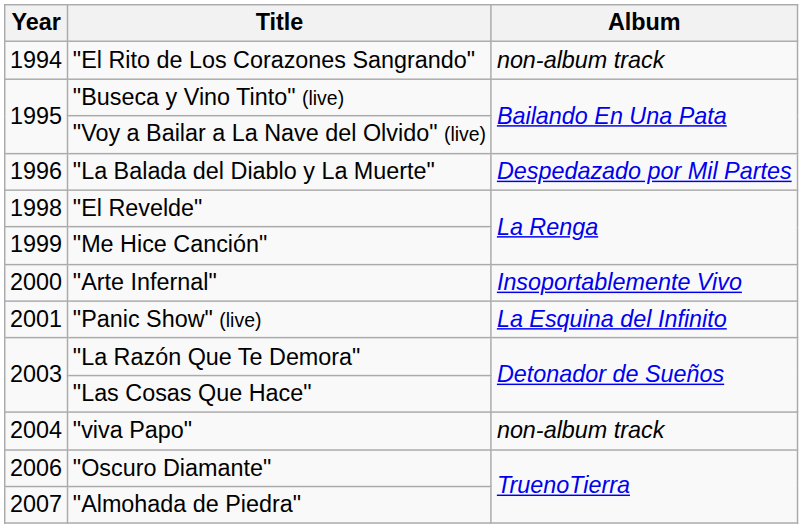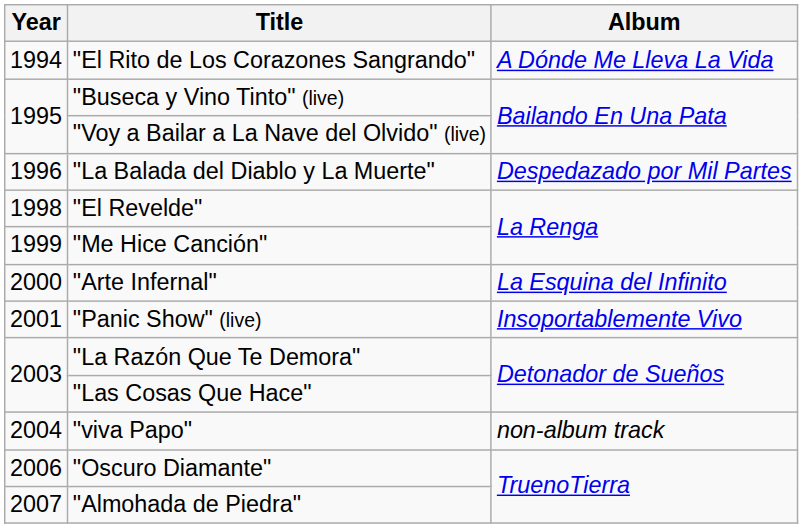(581, 60) non-album track -> (635, 60) A Dónde Me Lleva La Vida
(619, 282) Insoportablemente Vivo -> (612, 282) La Esquina del Infinito
(612, 319) La Esquina del Infinito -> (619, 319) Insoportablemente Vivo
